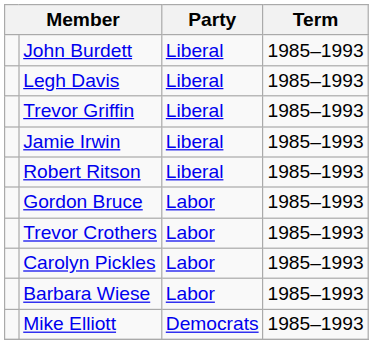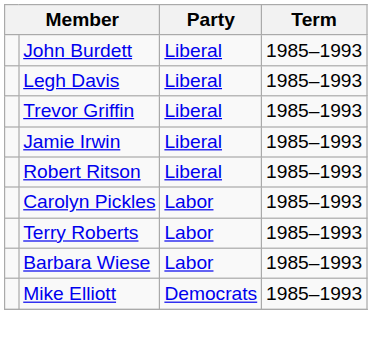- row: (83, 202)
- row: (90, 232)
+ row: (81, 232)
